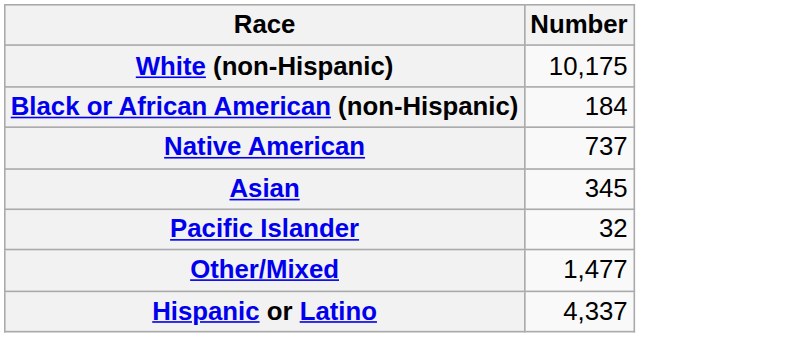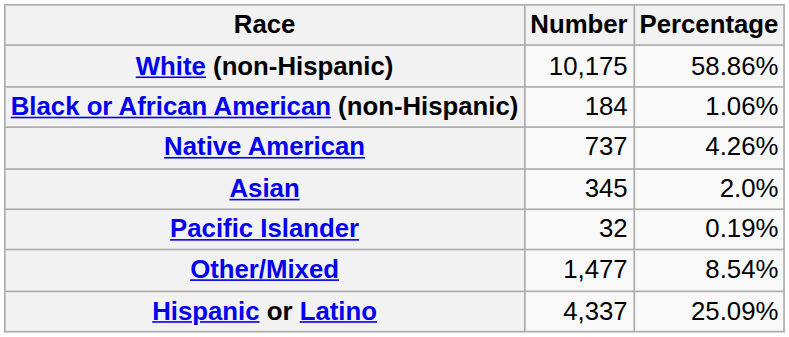+ column: (709, 24)
